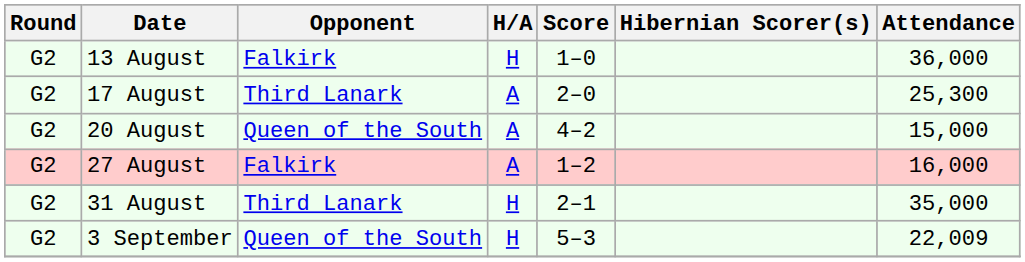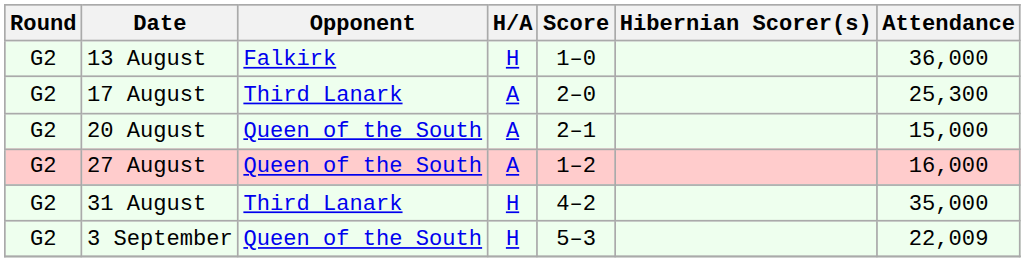(576, 131) 4–2 -> (576, 131) 2–1
(290, 167) Falkirk -> (363, 167) Queen of the South
(576, 203) 2–1 -> (576, 203) 4–2
